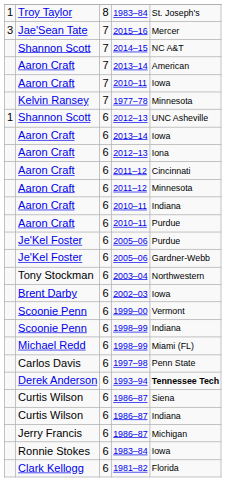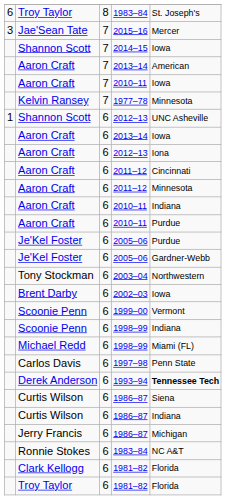(10, 13) 1 -> (10, 13) 6
(168, 48) NC A&T -> (161, 48) Iowa
(161, 451) Iowa -> (168, 451) NC A&T
+ row: (45, 485)
